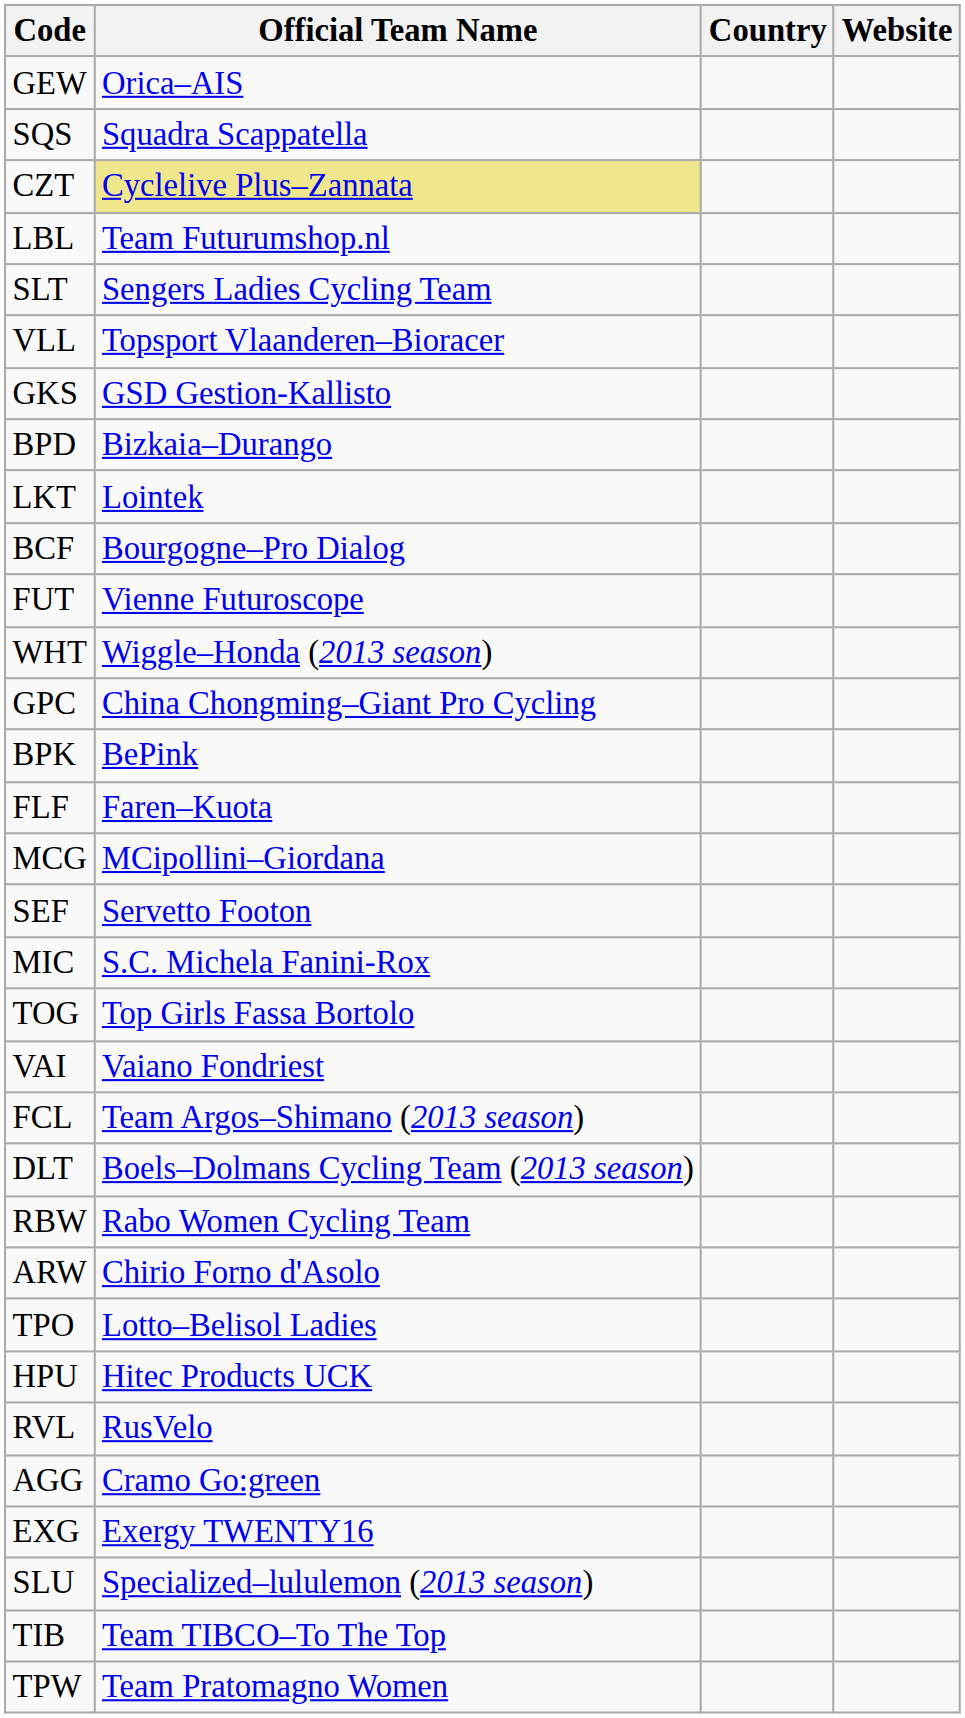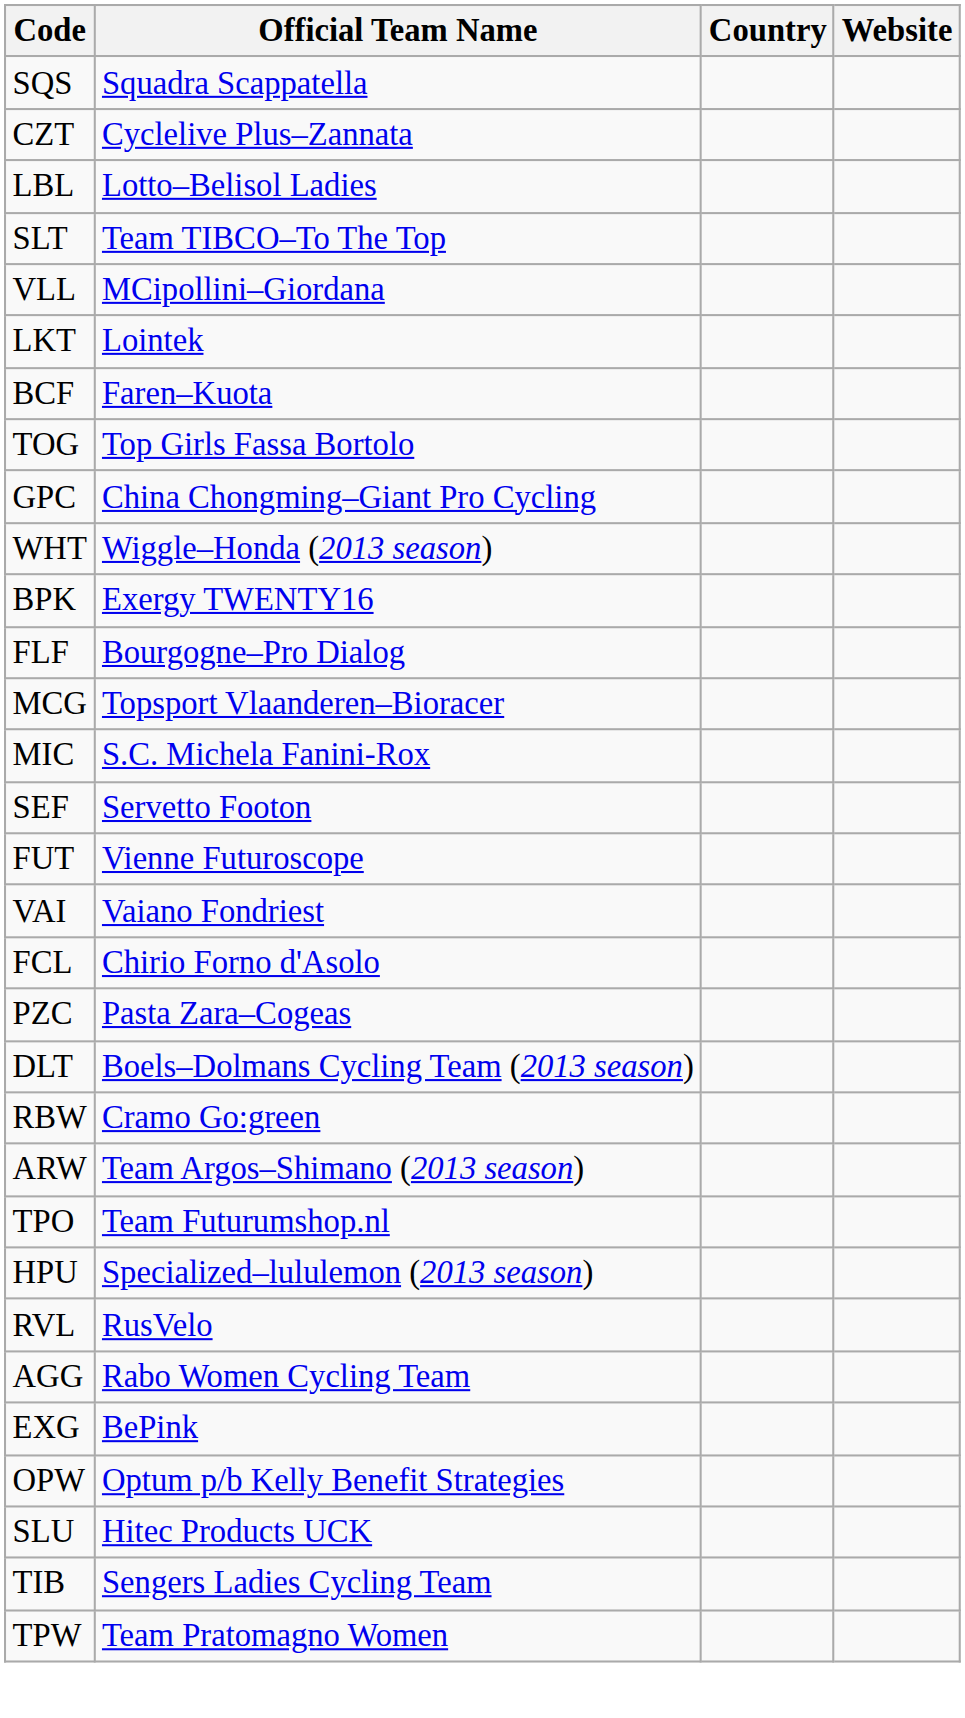- row: (50, 82)
(257, 185) khaki background -> (257, 133) no background
(246, 237) Team Futurumshop.nl -> (239, 185) Lotto–Belisol Ladies
(297, 289) Sengers Ladies Cycling Team -> (274, 237) Team TIBCO–To The Top
(303, 340) Topsport Vlaanderen–Bioracer -> (243, 289) MCipollini–Giordana
- row: (45, 392)
- row: (44, 444)
(254, 548) Bourgogne–Pro Dialog -> (187, 392) Faren–Kuota
rows swapped: (43, 599) <-> (46, 1013)
rows swapped: (50, 651) <-> (44, 703)
(150, 755) BePink -> (238, 599) Exergy TWENTY16
(187, 806) Faren–Kuota -> (254, 651) Bourgogne–Pro Dialog
(243, 858) MCipollini–Giordana -> (303, 703) Topsport Vlaanderen–Bioracer
rows swapped: (43, 962) <-> (41, 910)
(343, 1117) Team Argos–Shimano (2013 season) -> (241, 962) Chirio Forno d'Asolo
+ row: (42, 1013)
(286, 1220) Rabo Women Cycling Team -> (211, 1117) Cramo Go:green
(241, 1272) Chirio Forno d'Asolo -> (343, 1169) Team Argos–Shimano (2013 season)
(239, 1324) Lotto–Belisol Ladies -> (246, 1220) Team Futurumshop.nl
(237, 1376) Hitec Products UCK -> (348, 1272) Specialized–lululemon (2013 season)
(211, 1479) Cramo Go:green -> (286, 1376) Rabo Women Cycling Team
(238, 1531) Exergy TWENTY16 -> (150, 1428) BePink
+ row: (49, 1479)
(348, 1583) Specialized–lululemon (2013 season) -> (237, 1531) Hitec Products UCK
(274, 1635) Team TIBCO–To The Top -> (297, 1583) Sengers Ladies Cycling Team
